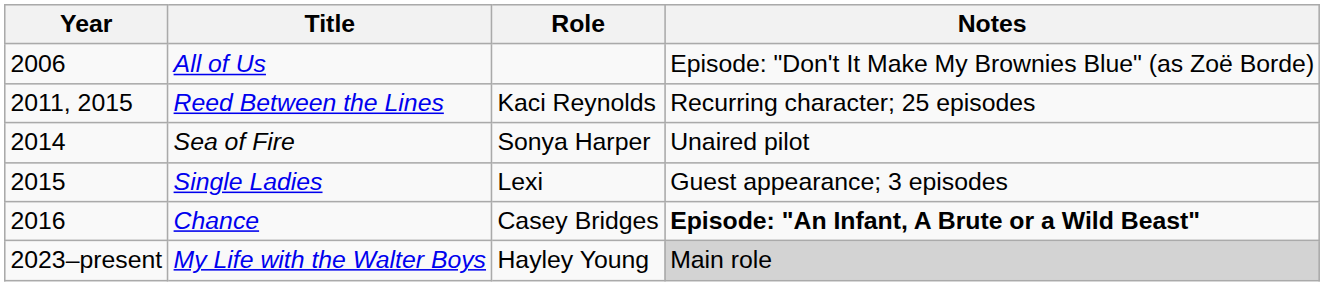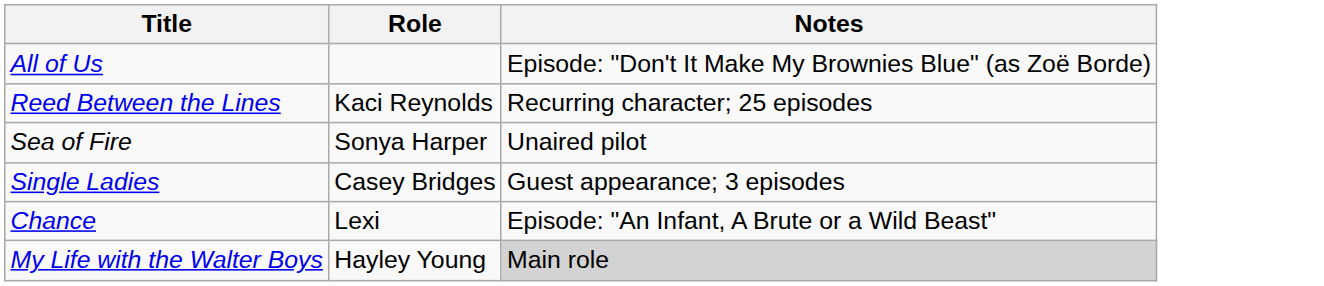- column: (86, 24)
(520, 181) Lexi -> (415, 181) Casey Bridges
(578, 220) Casey Bridges -> (357, 220) Lexi
(935, 220) bold -> (752, 220) normal
